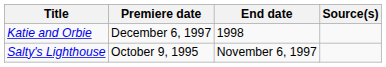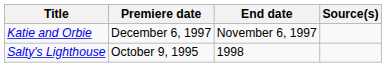(230, 33) 1998 -> (267, 33) November 6, 1997
(267, 52) November 6, 1997 -> (230, 52) 1998
